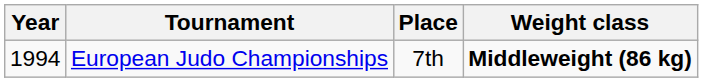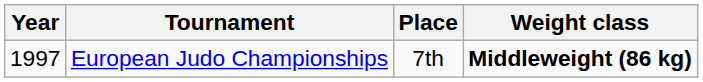(35, 58) 1994 -> (35, 58) 1997
